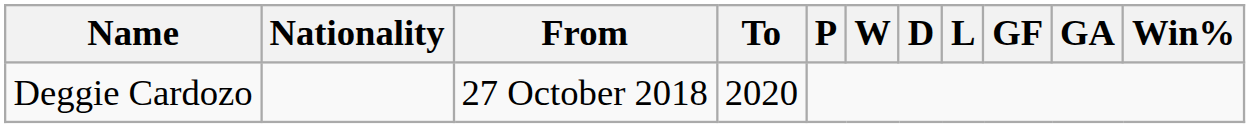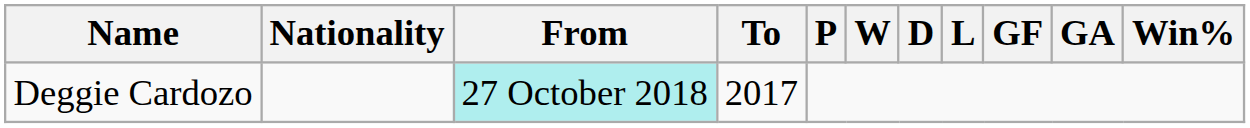(585, 91) no background -> (585, 91) paleturquoise background
(761, 91) 2020 -> (761, 91) 2017
